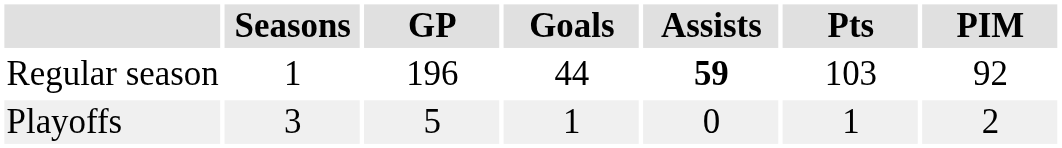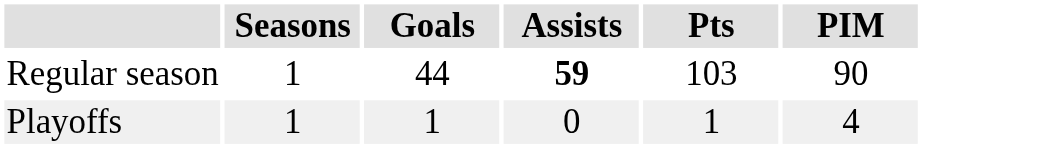- column: (432, 25)
(990, 73) 92 -> (851, 73) 90
(293, 121) 3 -> (293, 121) 1
(990, 121) 2 -> (851, 121) 4
